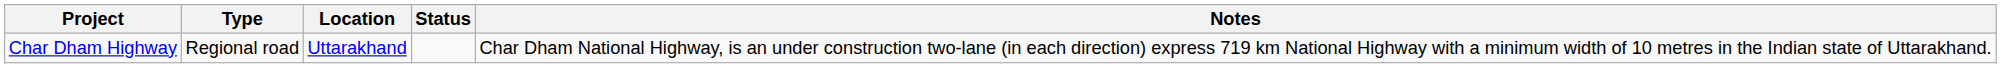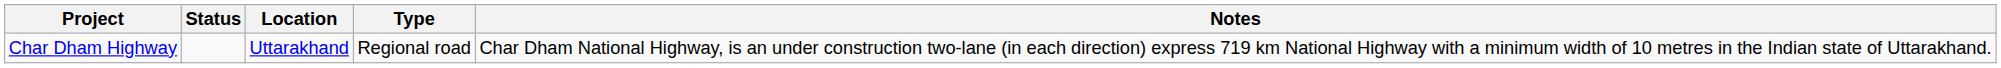columns swapped: (242, 18) <-> (443, 18)
